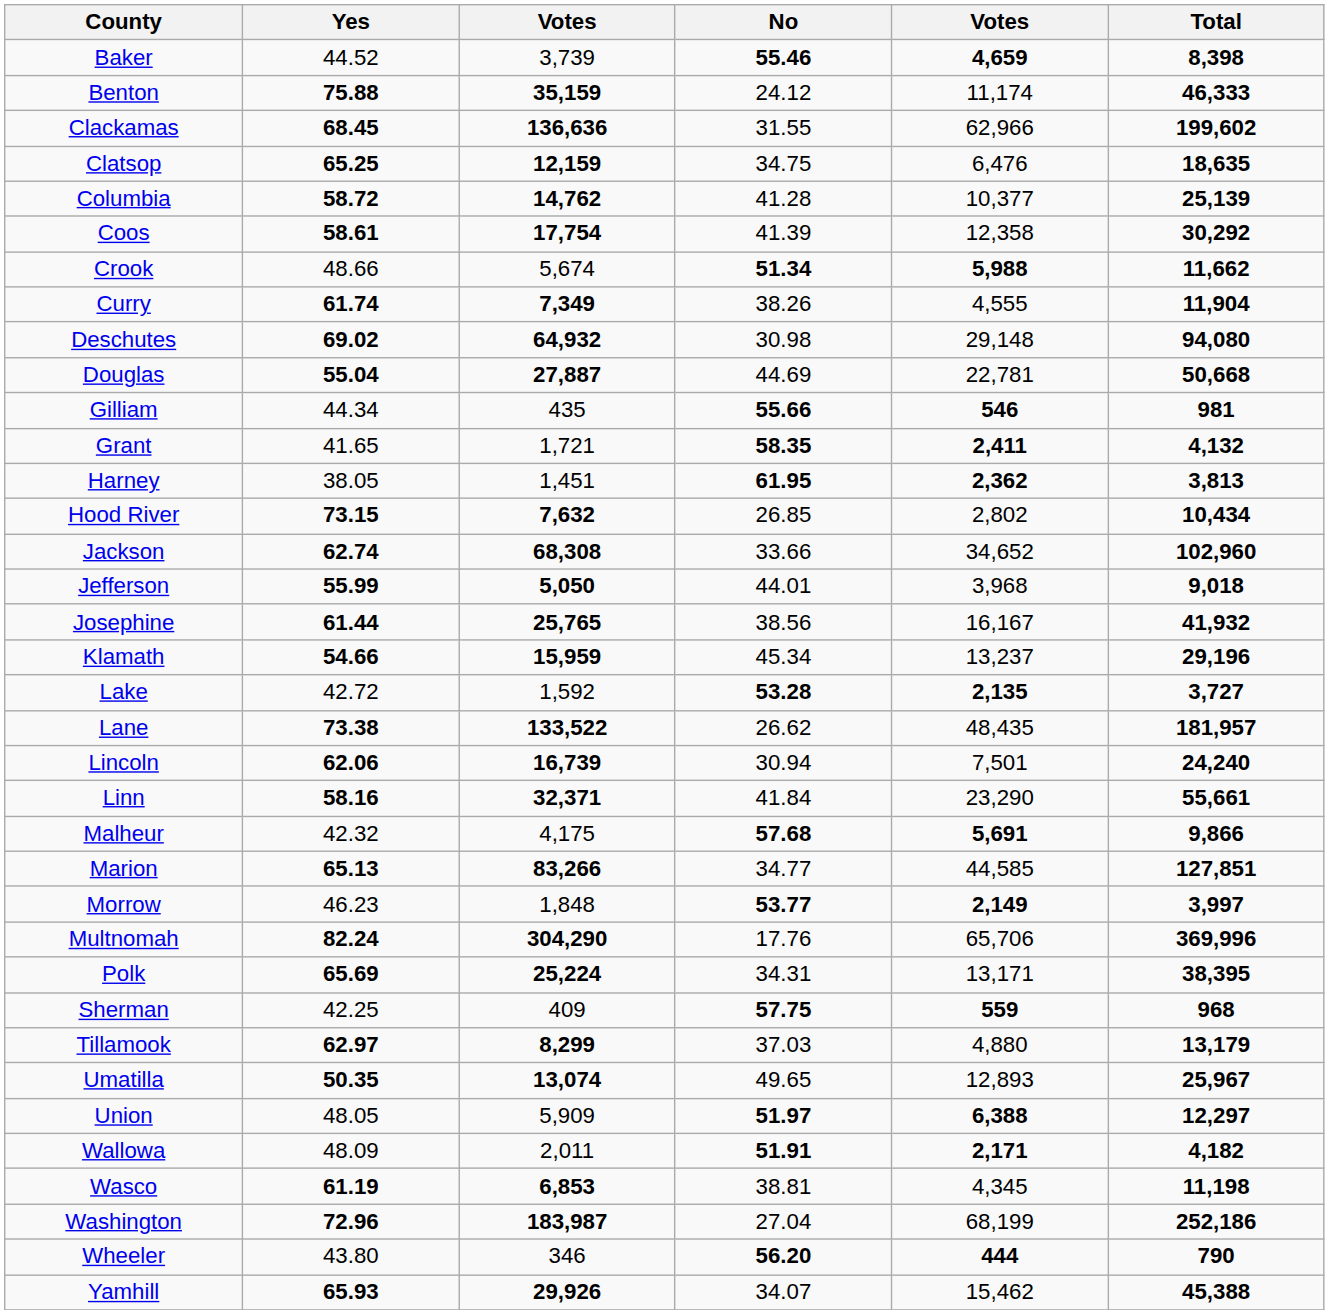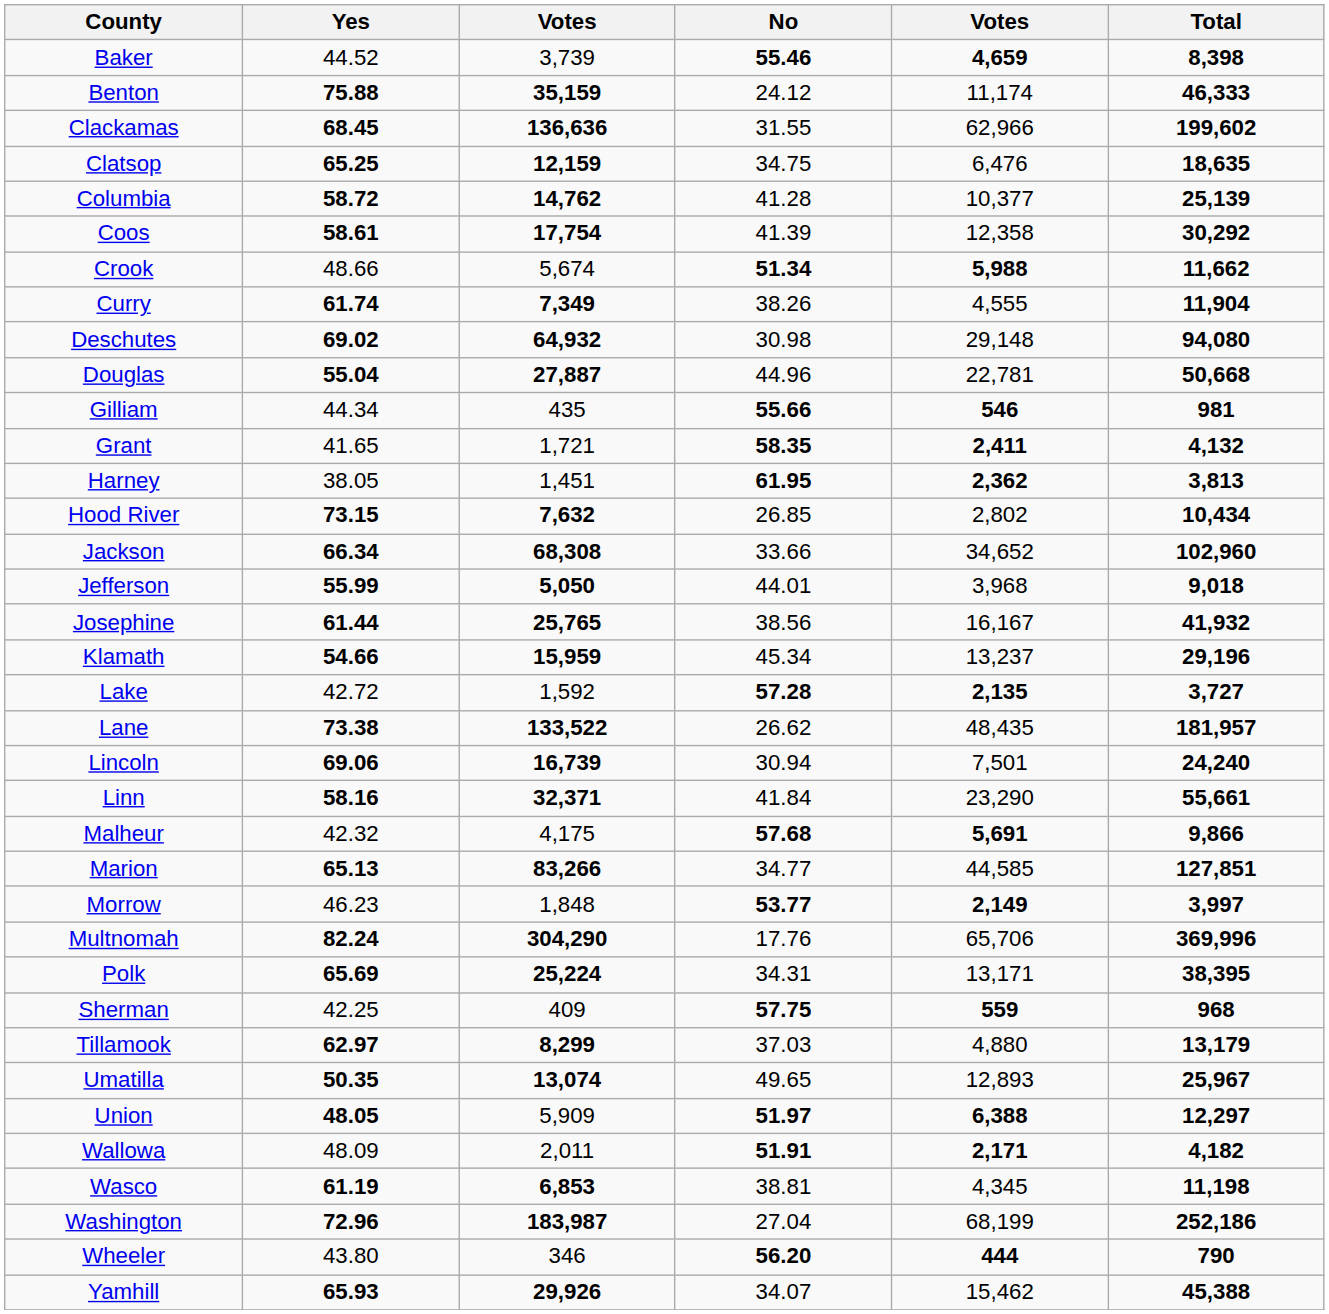(783, 374) 44.69 -> (783, 374) 44.96
(351, 551) 62.74 -> (351, 551) 66.34
(783, 692) 53.28 -> (783, 692) 57.28
(351, 762) 62.06 -> (351, 762) 69.06
(351, 1115) normal -> (351, 1115) bold
